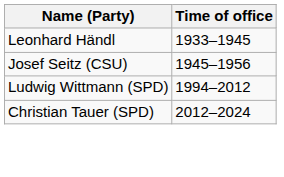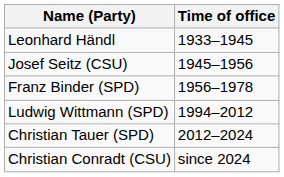+ row: (74, 87)
+ row: (89, 159)
